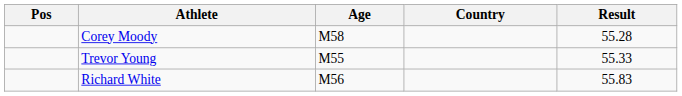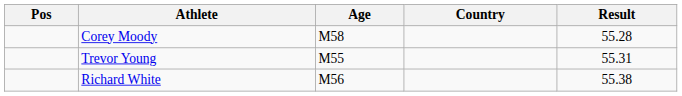(617, 58) 55.33 -> (617, 58) 55.31
(617, 79) 55.83 -> (617, 79) 55.38
